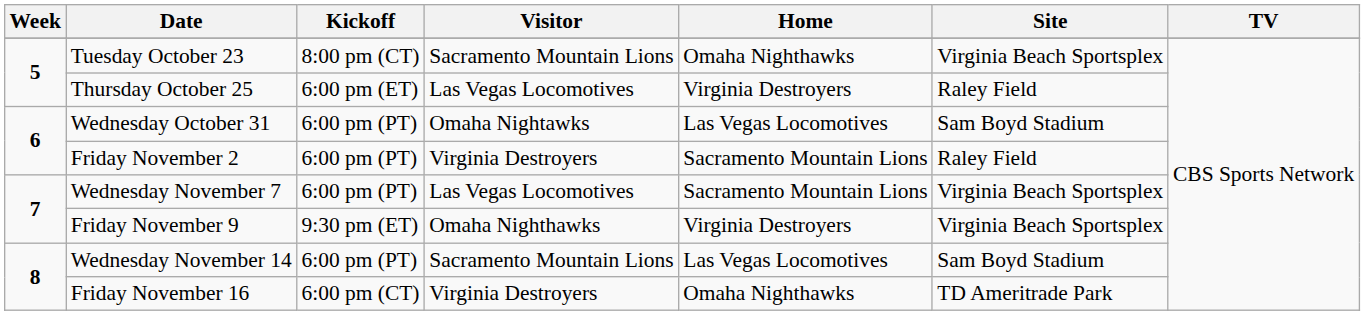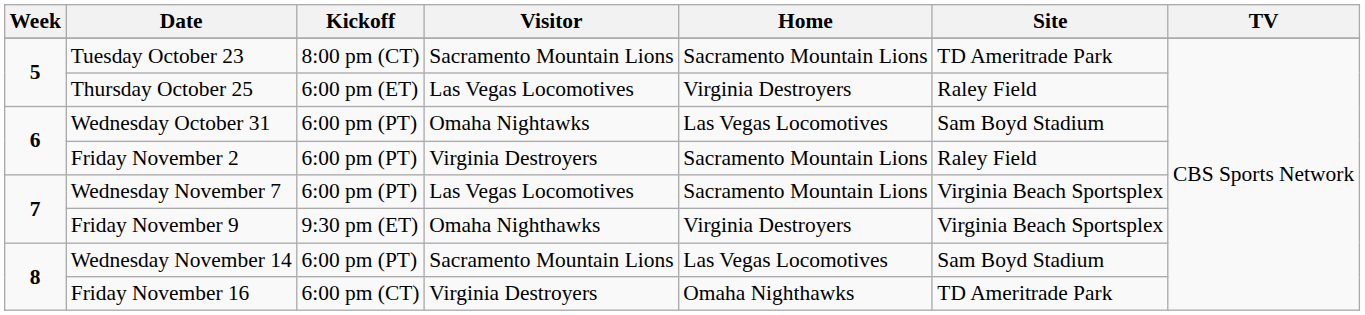(769, 55) Omaha Nighthawks -> (805, 55) Sacramento Mountain Lions
(1050, 55) Virginia Beach Sportsplex -> (1025, 55) TD Ameritrade Park
